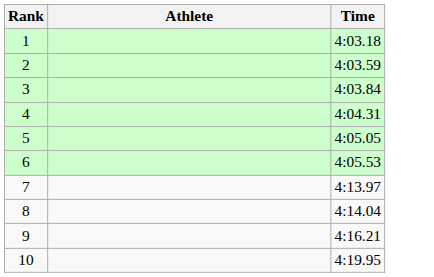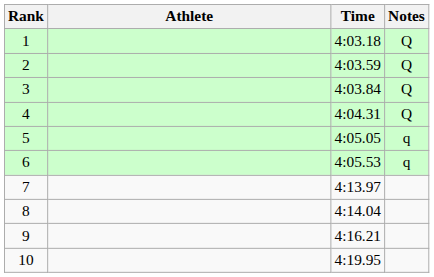+ column: (406, 16)
